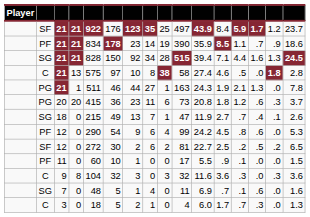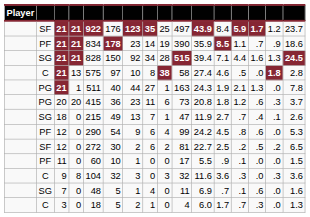(116, 88) 46 -> (116, 88) 40
